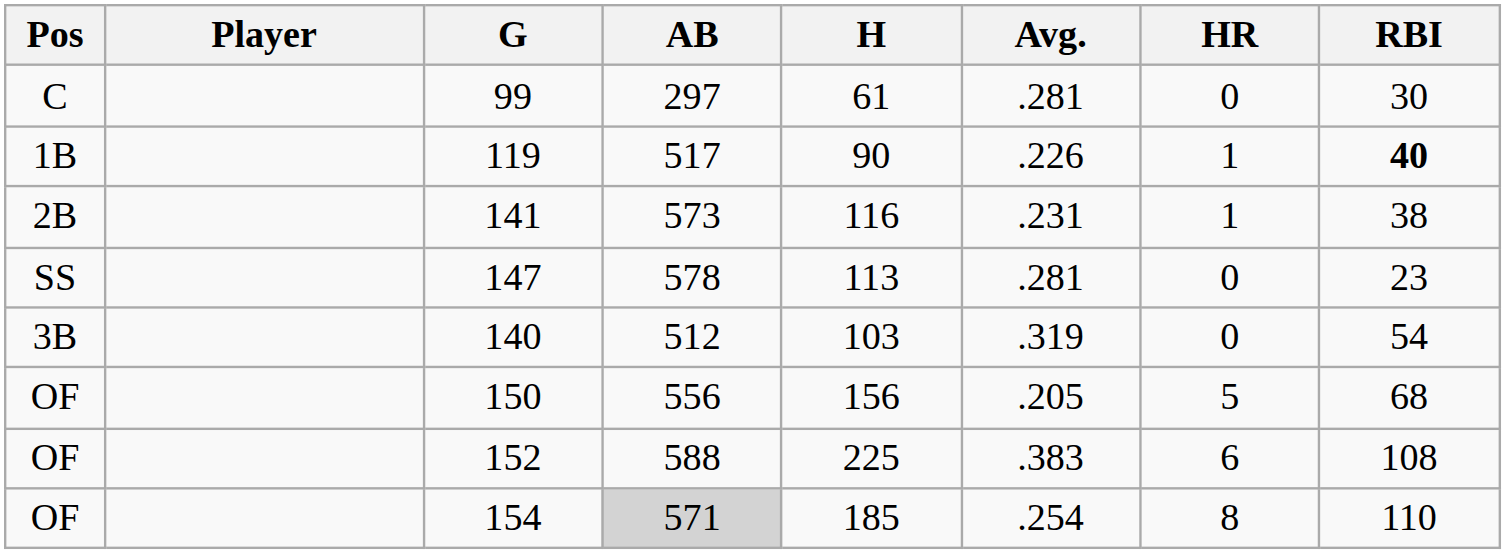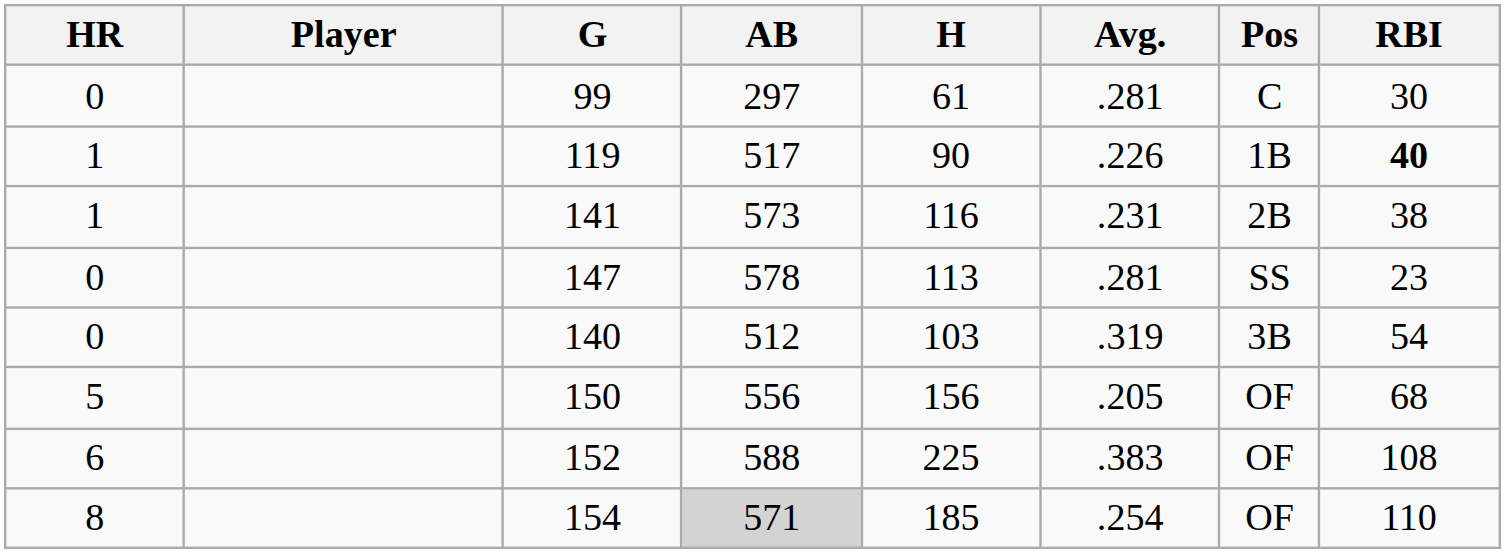columns swapped: (55, 34) <-> (1230, 34)
